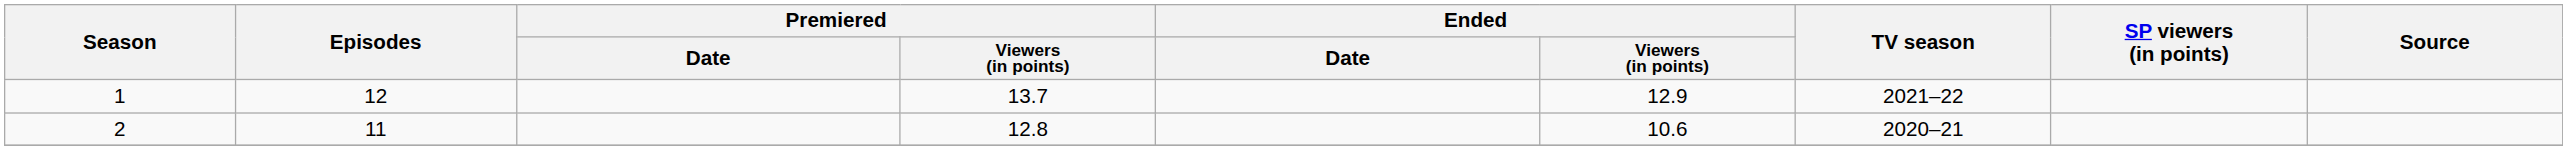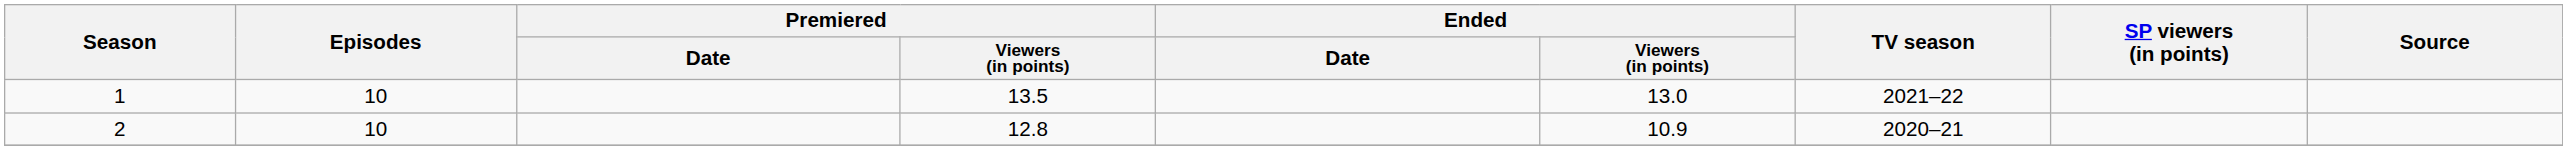(376, 96) 12 -> (376, 96) 10
(1028, 96) 13.7 -> (1028, 96) 13.5
(1667, 96) 12.9 -> (1667, 96) 13.0
(376, 128) 11 -> (376, 128) 10
(1667, 128) 10.6 -> (1667, 128) 10.9
